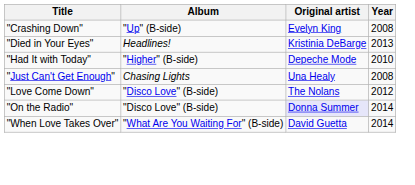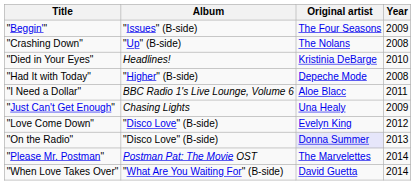+ row: (27, 28)
(315, 28) Evelyn King -> (324, 44) The Nolans
(382, 44) 2013 -> (397, 60) 2010
(382, 60) 2010 -> (397, 76) 2008
+ row: (44, 92)
(382, 76) 2008 -> (397, 108) 2009
(314, 92) The Nolans -> (325, 124) Evelyn King
(382, 108) 2014 -> (397, 140) 2013
+ row: (55, 156)
